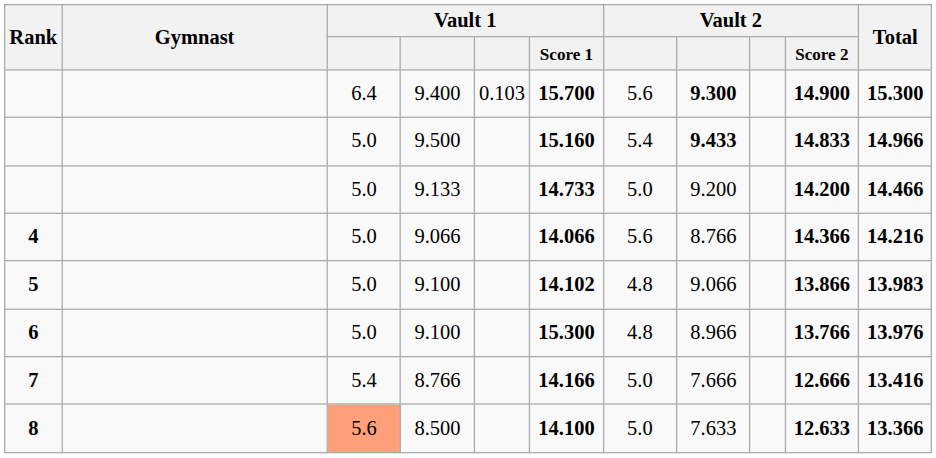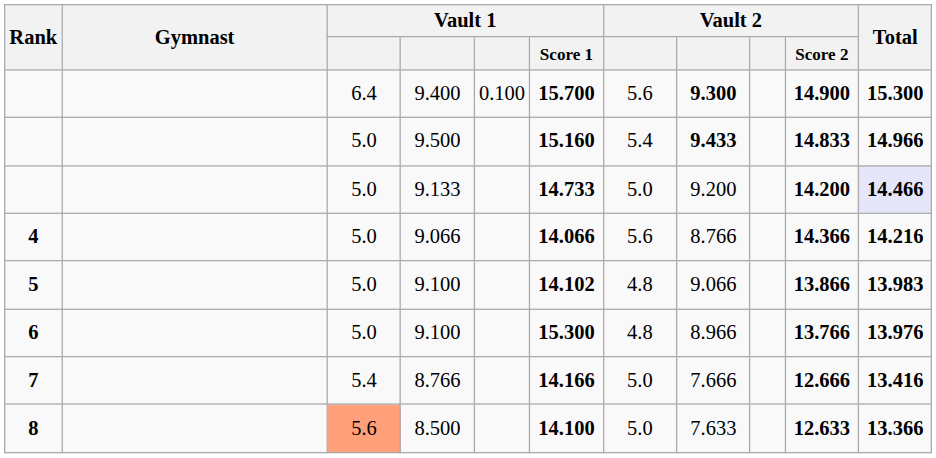(502, 93) 0.103 -> (502, 93) 0.100
(895, 189) no background -> (895, 189) lavender background
